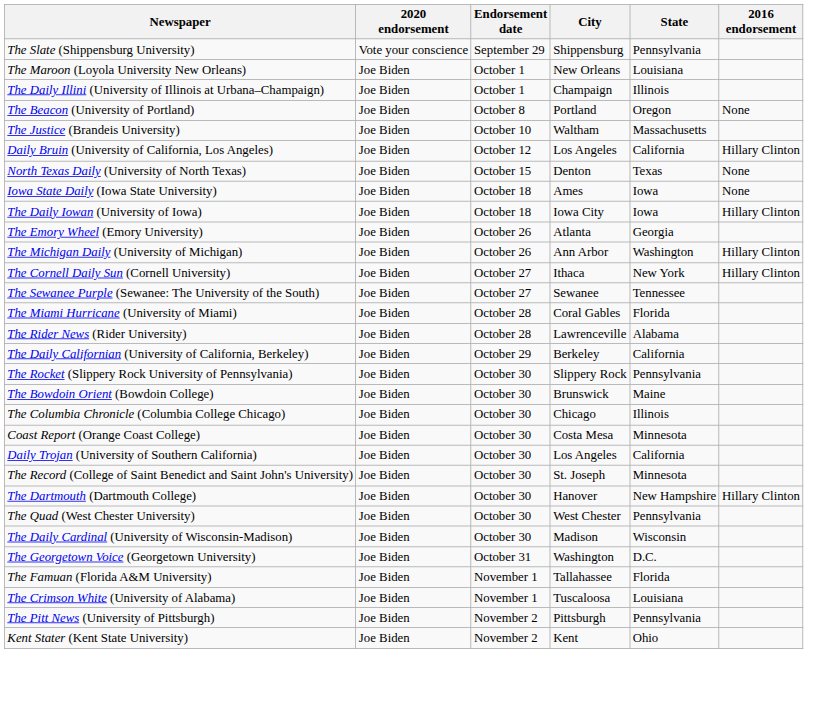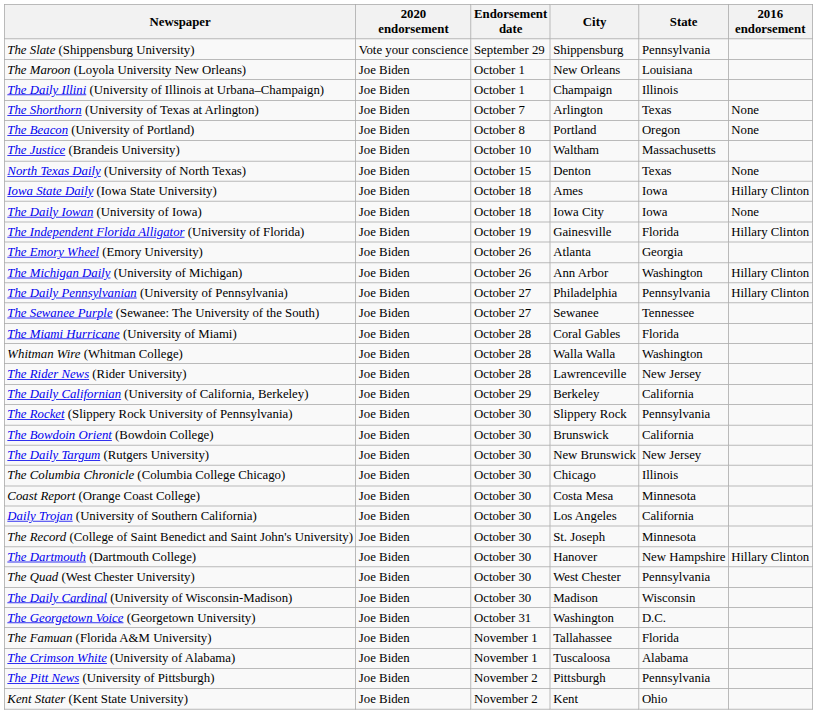+ row: (133, 110)
- row: (140, 150)
(736, 191) None -> (770, 191) Hillary Clinton
(761, 211) Hillary Clinton -> (745, 211) None
+ row: (156, 232)
- row: (119, 272)
+ row: (148, 292)
+ row: (95, 353)
(656, 333) Alabama -> (672, 374) New Jersey
(649, 394) Maine -> (668, 435) California
+ row: (108, 455)
(658, 597) Louisiana -> (665, 658) Alabama
